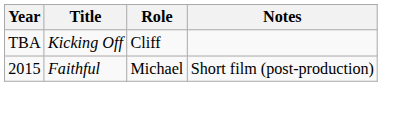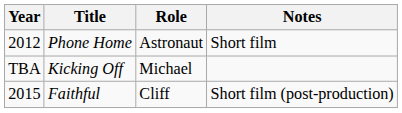+ row: (90, 42)
(146, 42) Cliff -> (166, 68) Michael
(157, 68) Michael -> (154, 94) Cliff
